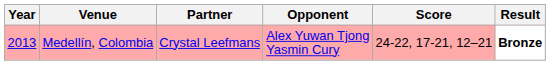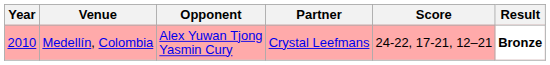columns swapped: (210, 15) <-> (318, 15)
(22, 43) 2013 -> (22, 43) 2010
